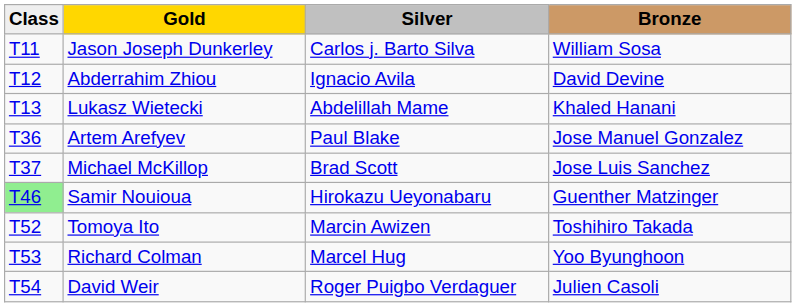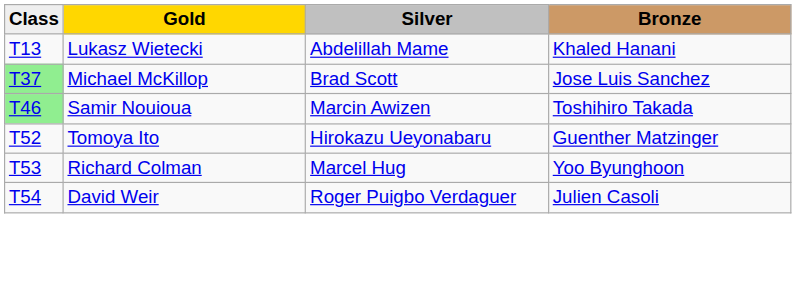- row: (170, 49)
- row: (142, 78)
- row: (126, 138)
(25, 167) no background -> (25, 78) lightgreen background
(401, 197) Hirokazu Ueyonabaru -> (370, 108) Marcin Awizen
(635, 197) Guenther Matzinger -> (623, 108) Toshihiro Takada
(370, 227) Marcin Awizen -> (401, 138) Hirokazu Ueyonabaru
(623, 227) Toshihiro Takada -> (635, 138) Guenther Matzinger
